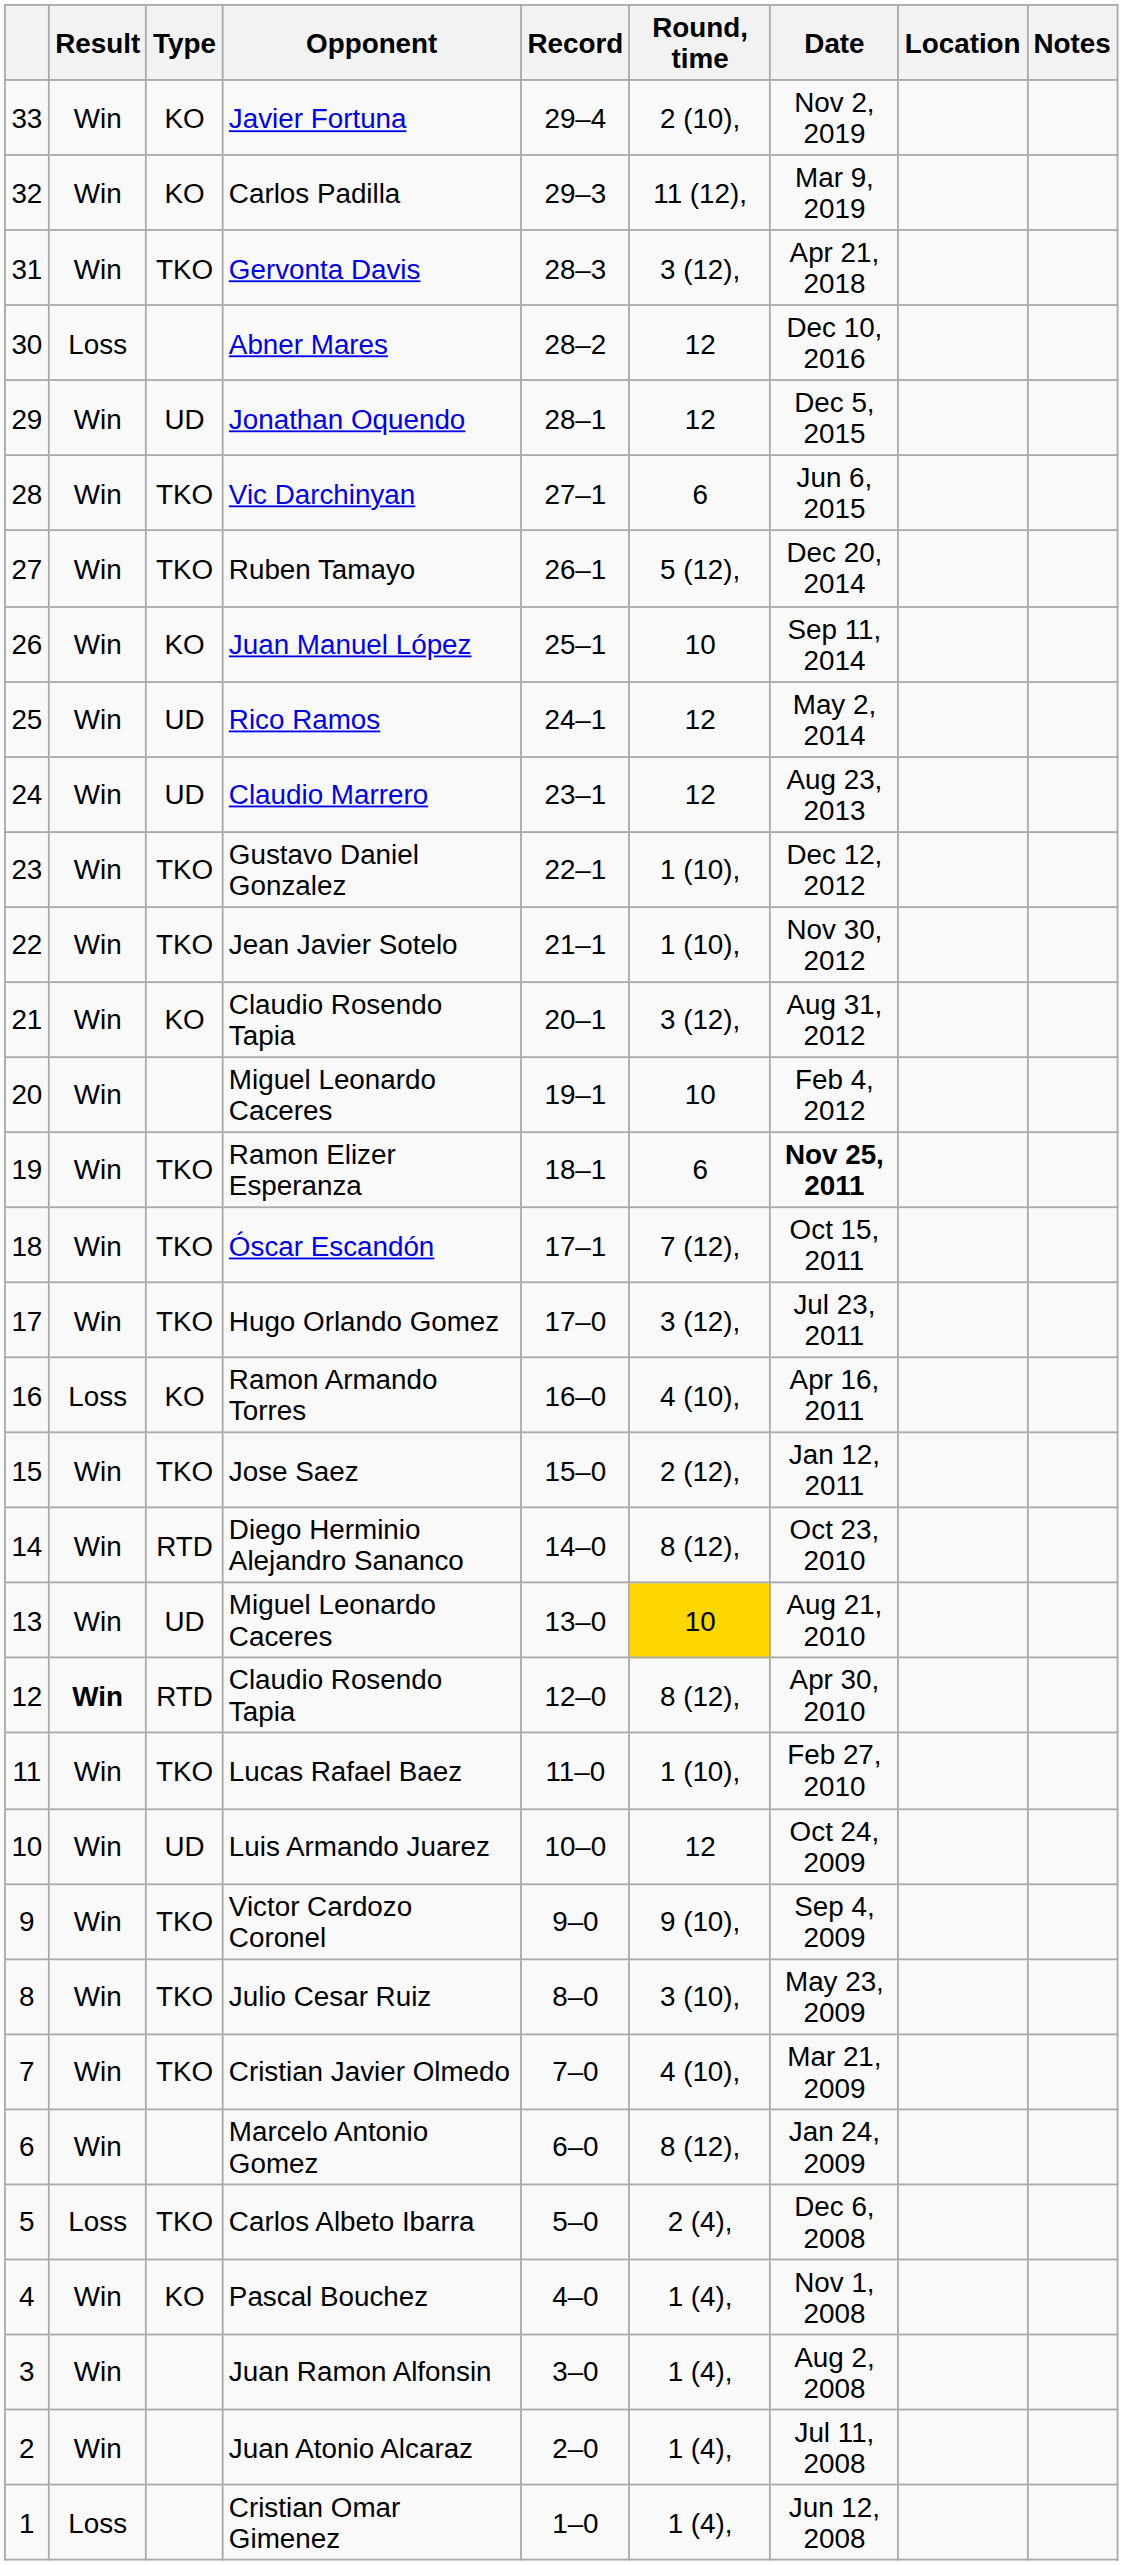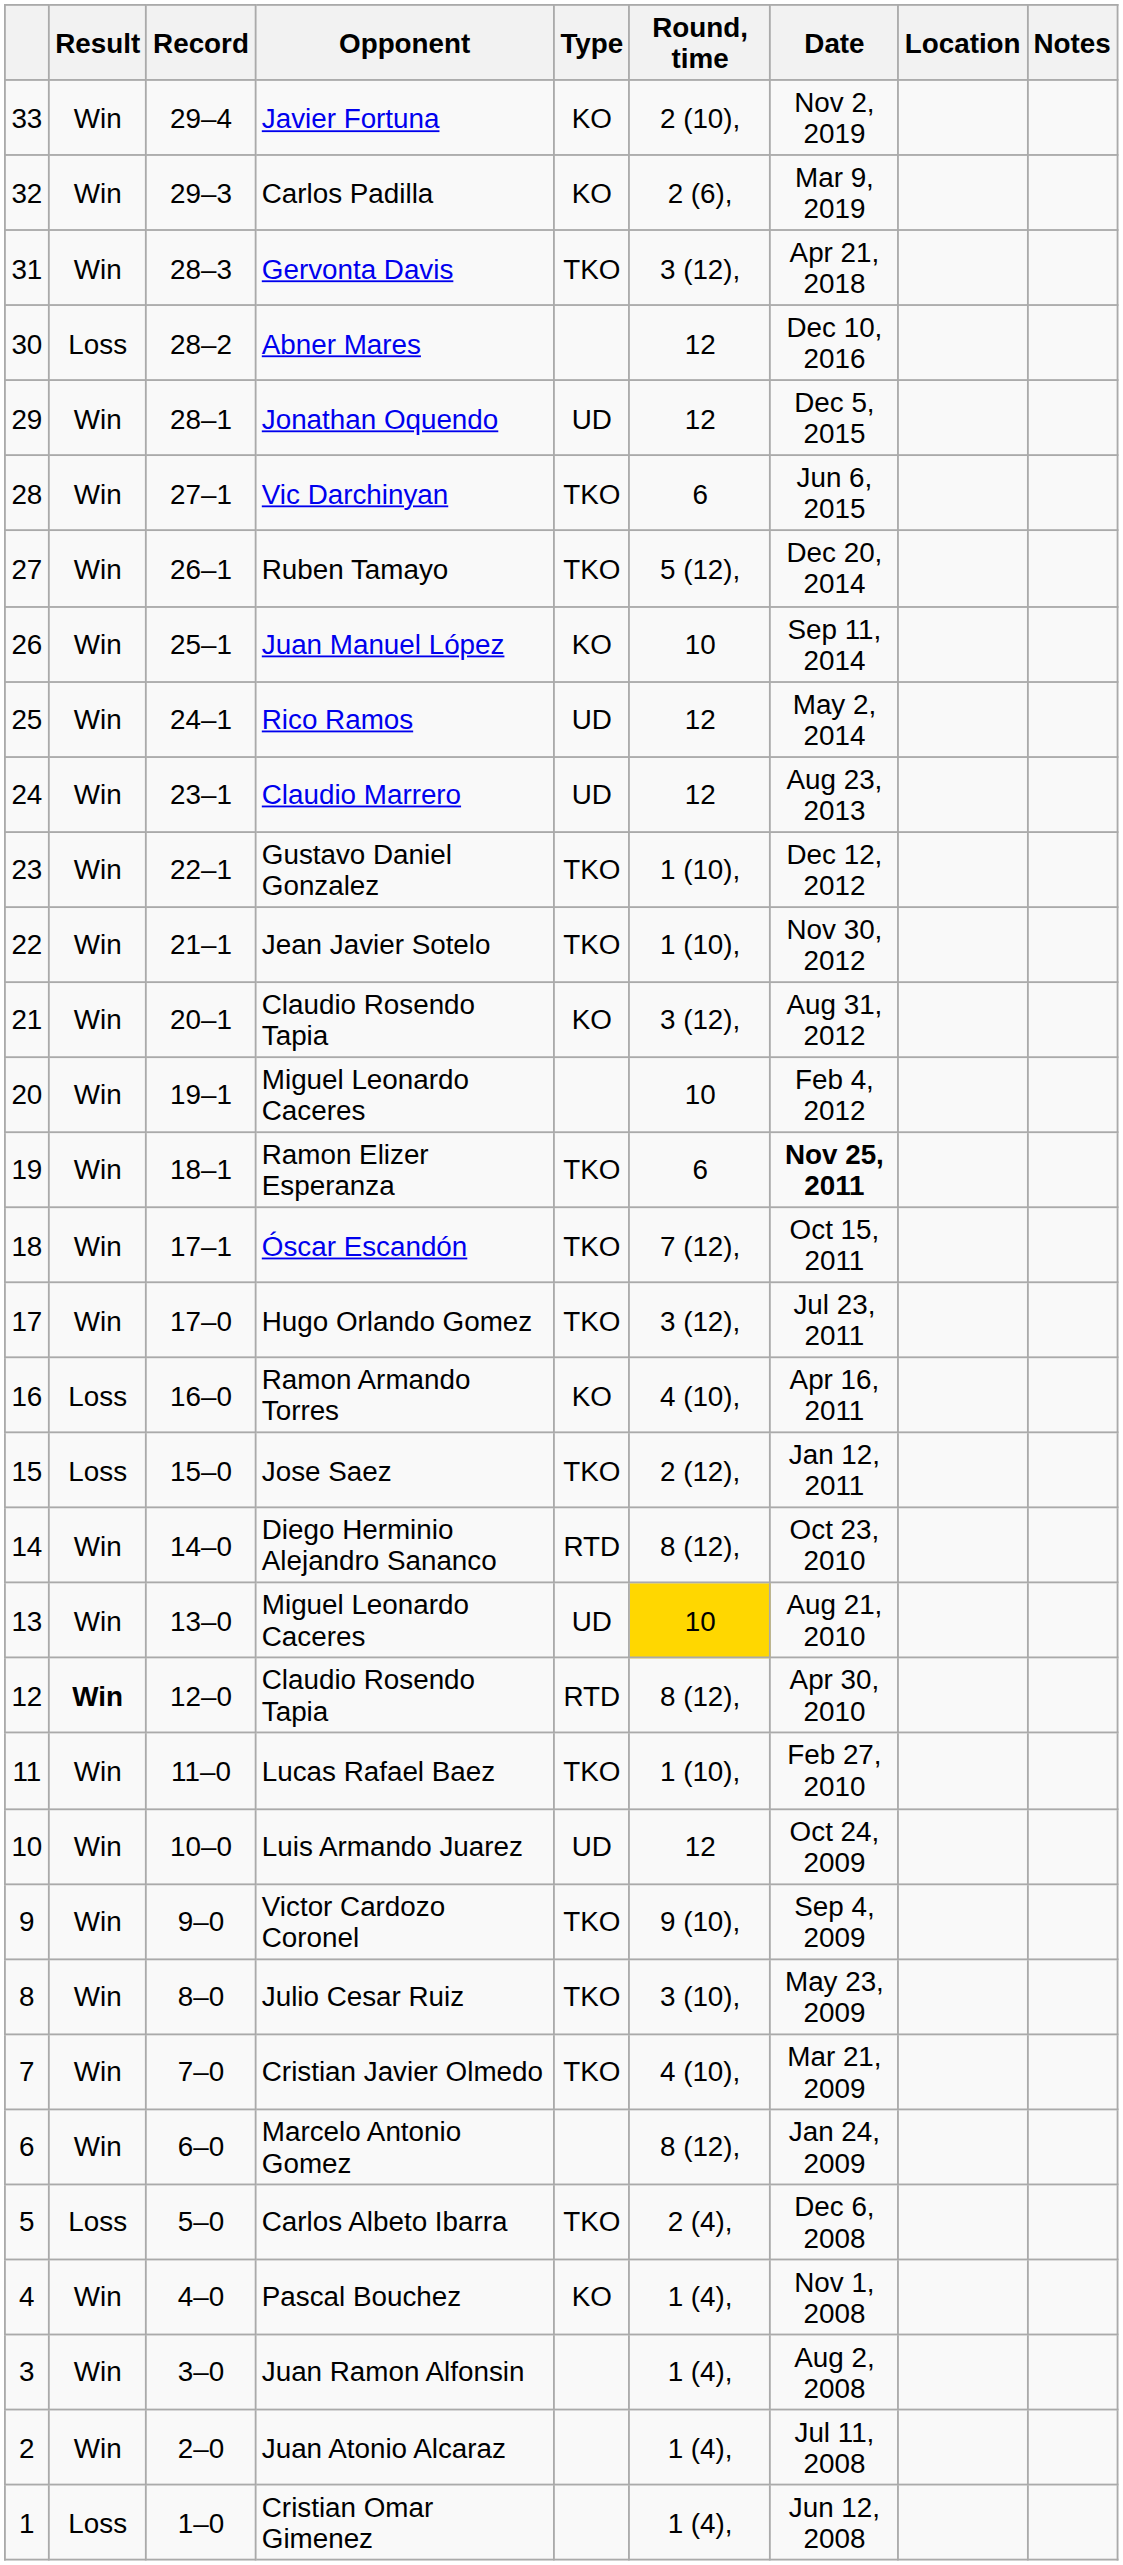columns swapped: (575, 43) <-> (185, 43)
(700, 193) 11 (12), -> (700, 193) 2 (6),
(98, 1470) Win -> (98, 1470) Loss
